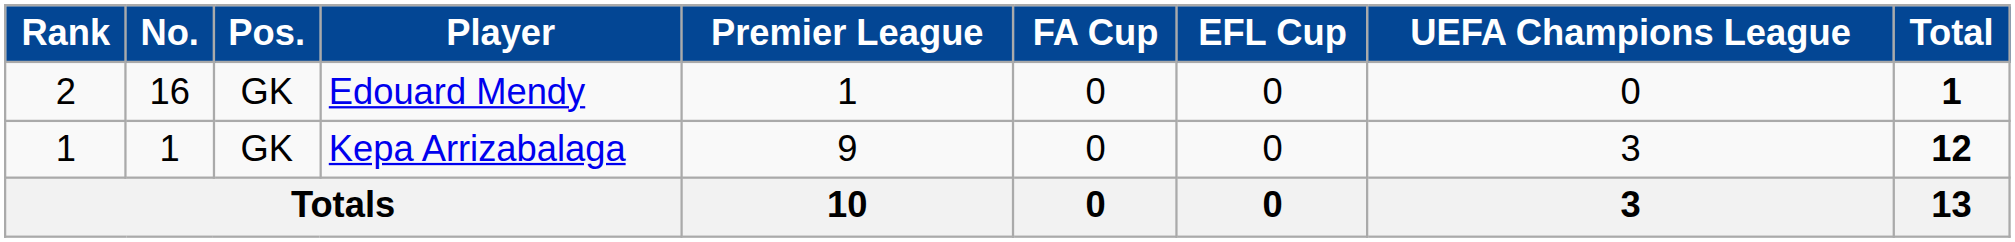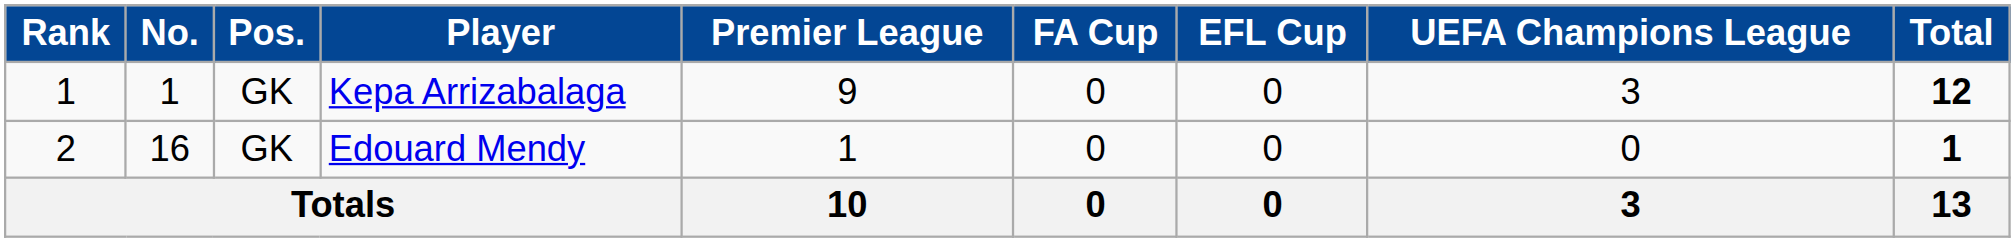rows swapped: (477, 148) <-> (457, 90)
